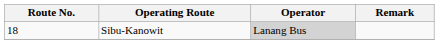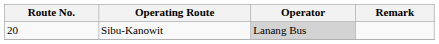(12, 30) 18 -> (12, 30) 20
